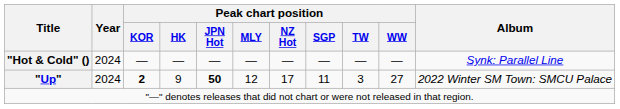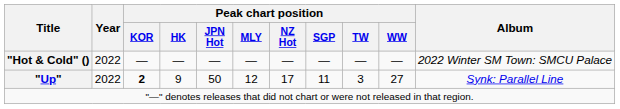(108, 60) 2024 -> (108, 60) 2022
(515, 60) Synk: Parallel Line -> (515, 60) 2022 Winter SM Town: SMCU Palace
(108, 79) 2024 -> (108, 79) 2022
(215, 79) bold -> (215, 79) normal
(515, 79) 2022 Winter SM Town: SMCU Palace -> (515, 79) Synk: Parallel Line
